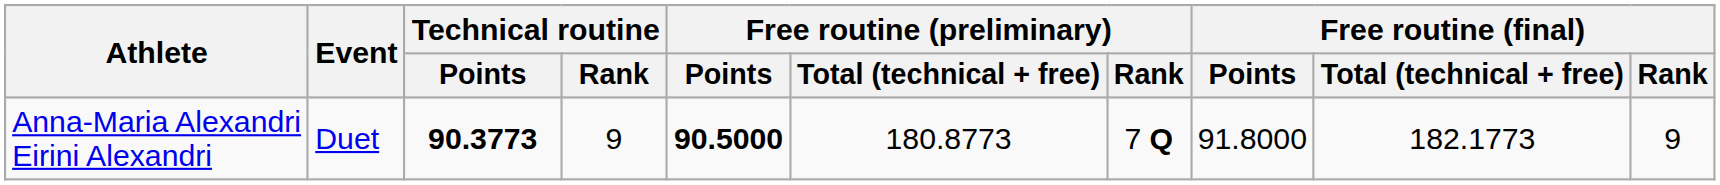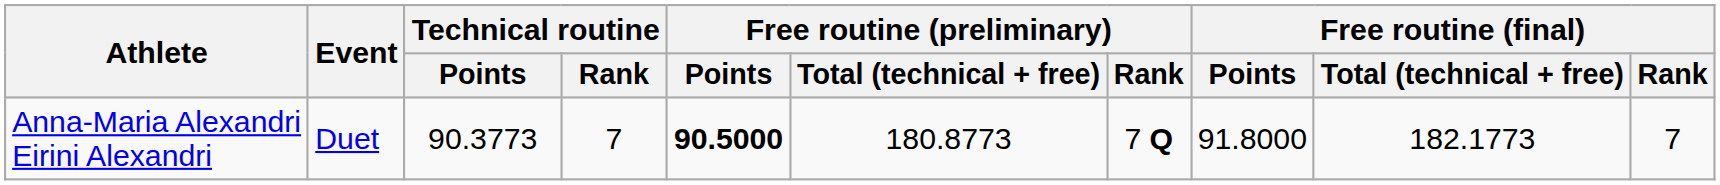(483, 139) bold -> (483, 139) normal
(614, 139) 9 -> (614, 139) 7
(1673, 139) 9 -> (1673, 139) 7
